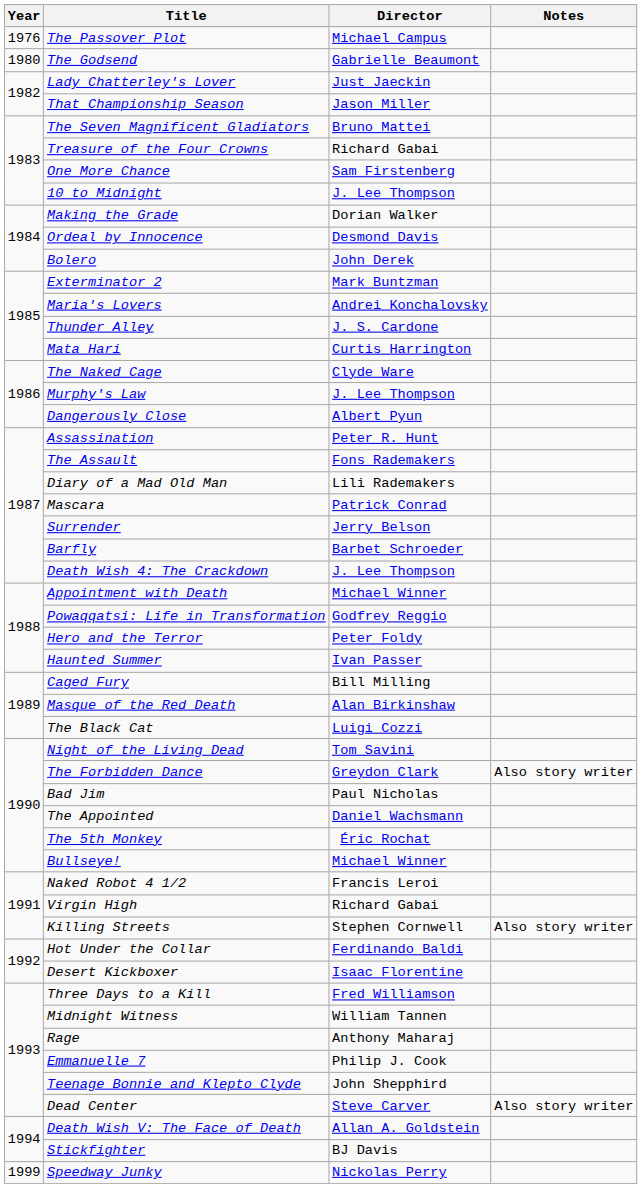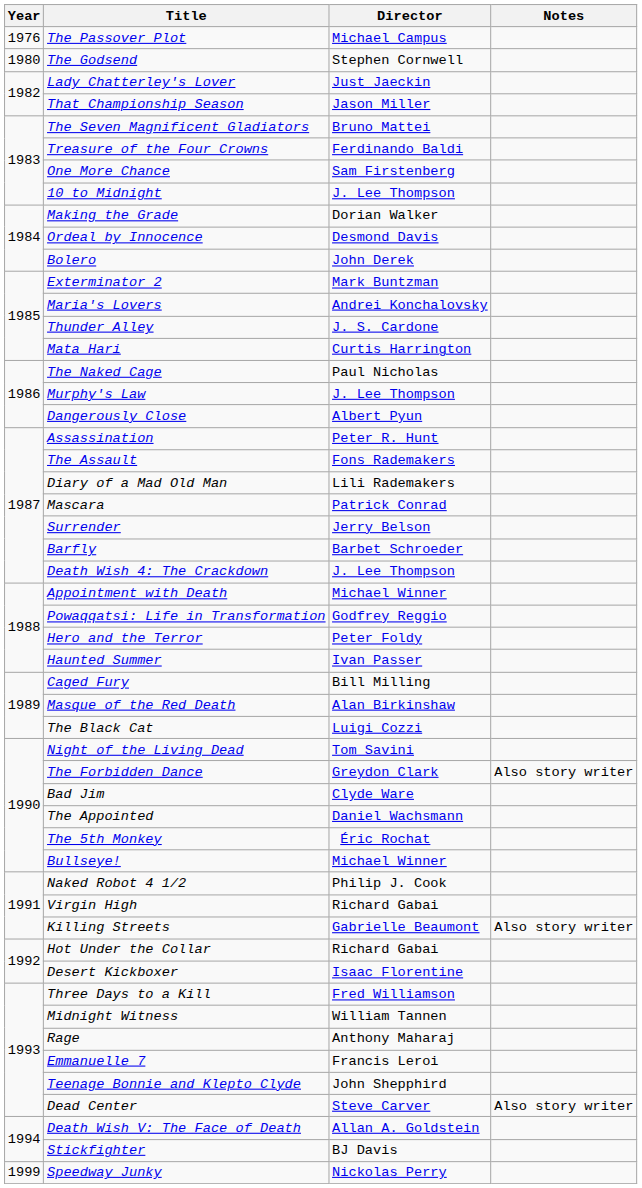(406, 60) Gabrielle Beaumont -> (398, 60) Stephen Cornwell
(385, 149) Richard Gabai -> (398, 149) Ferdinando Baldi
(373, 372) Clyde Ware -> (385, 372) Paul Nicholas
(385, 794) Paul Nicholas -> (373, 794) Clyde Ware
(385, 883) Francis Leroi -> (389, 883) Philip J. Cook
(398, 928) Stephen Cornwell -> (406, 928) Gabrielle Beaumont
(398, 950) Ferdinando Baldi -> (385, 950) Richard Gabai
(389, 1061) Philip J. Cook -> (385, 1061) Francis Leroi
